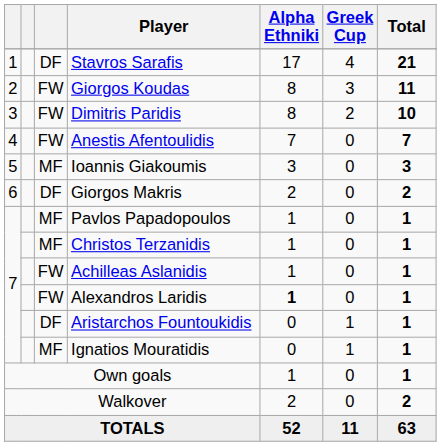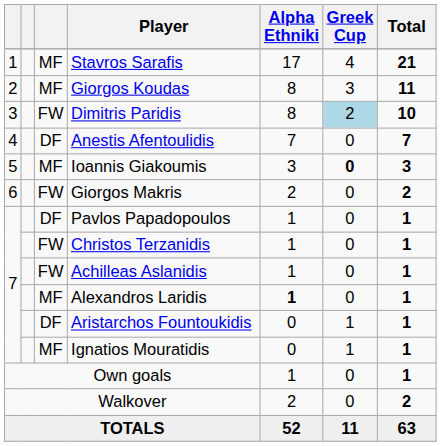(51, 62) DF -> (51, 62) MF
(51, 88) FW -> (51, 88) MF
(350, 114) no background -> (350, 114) lightblue background
(51, 140) FW -> (51, 140) DF
(350, 166) normal -> (350, 166) bold
(51, 192) DF -> (51, 192) FW
(51, 219) MF -> (51, 219) DF
(51, 245) MF -> (51, 245) FW
(51, 297) FW -> (51, 297) MF
